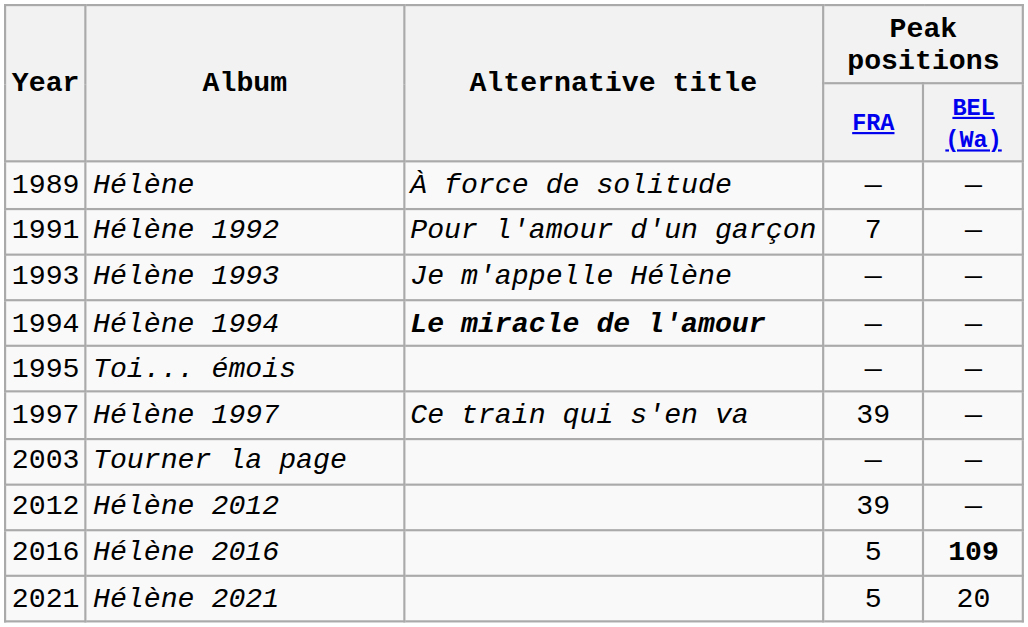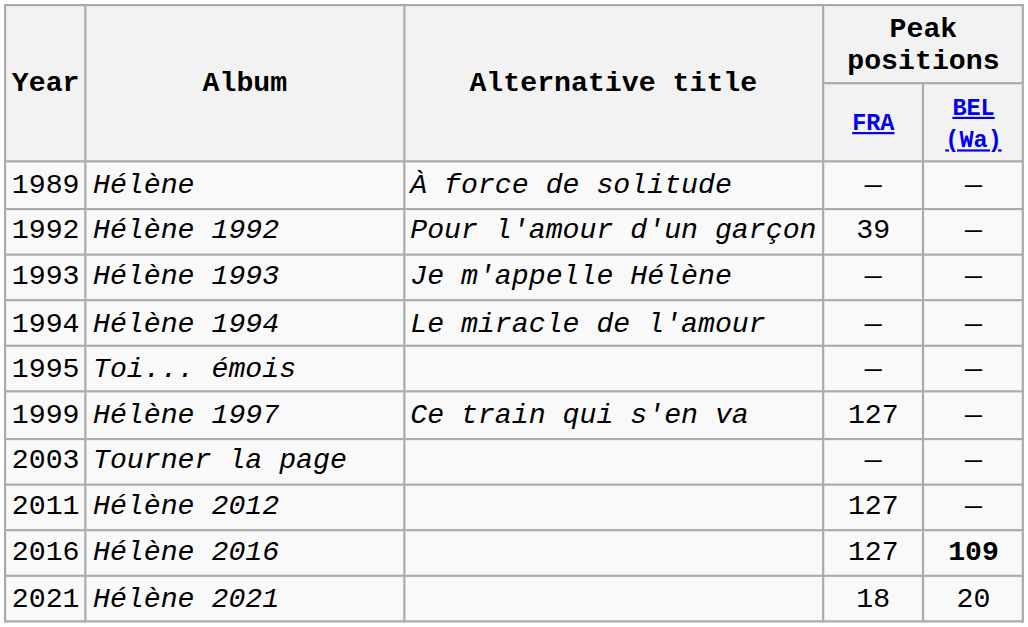(46, 231) 1991 -> (46, 231) 1992
(873, 231) 7 -> (873, 231) 39
(588, 323) bold -> (588, 323) normal
(46, 415) 1997 -> (46, 415) 1999
(873, 415) 39 -> (873, 415) 127
(46, 507) 2012 -> (46, 507) 2011
(873, 507) 39 -> (873, 507) 127
(873, 553) 5 -> (873, 553) 127
(873, 599) 5 -> (873, 599) 18
